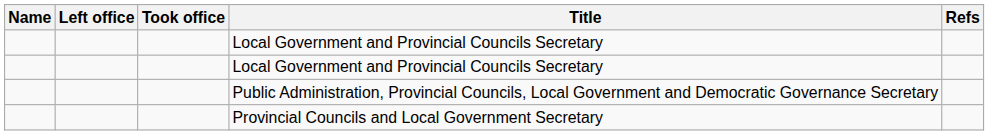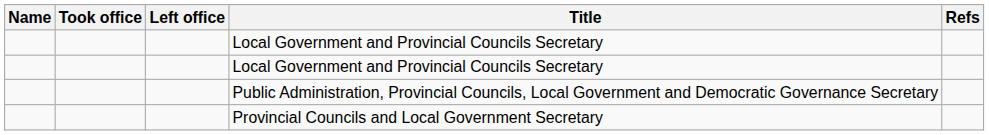columns swapped: (184, 17) <-> (97, 17)
